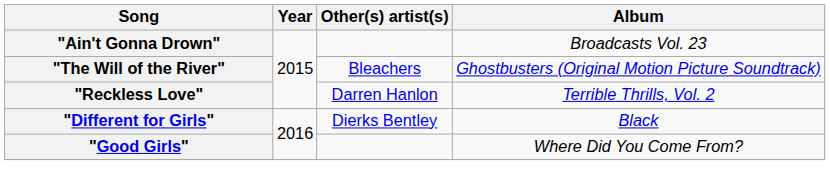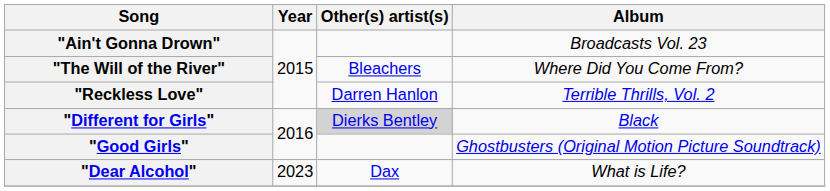(638, 69) Ghostbusters (Original Motion Picture Soundtrack) -> (638, 69) Where Did You Come From?
(385, 120) no background -> (385, 120) lightgrey background
(638, 146) Where Did You Come From? -> (638, 146) Ghostbusters (Original Motion Picture Soundtrack)
+ row: (139, 172)
